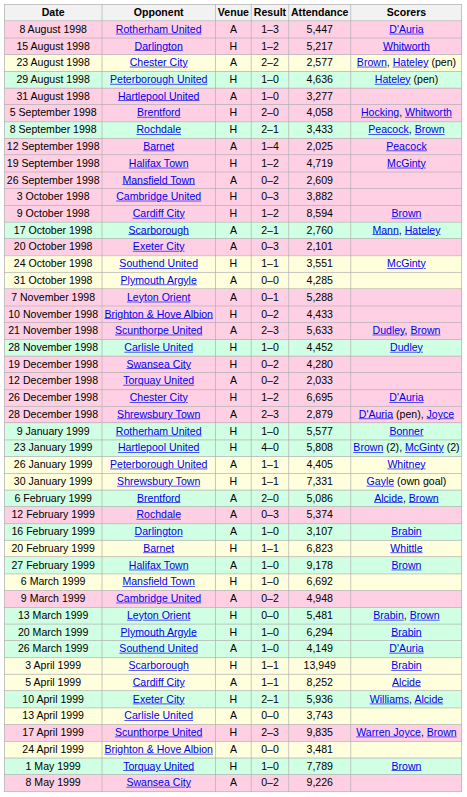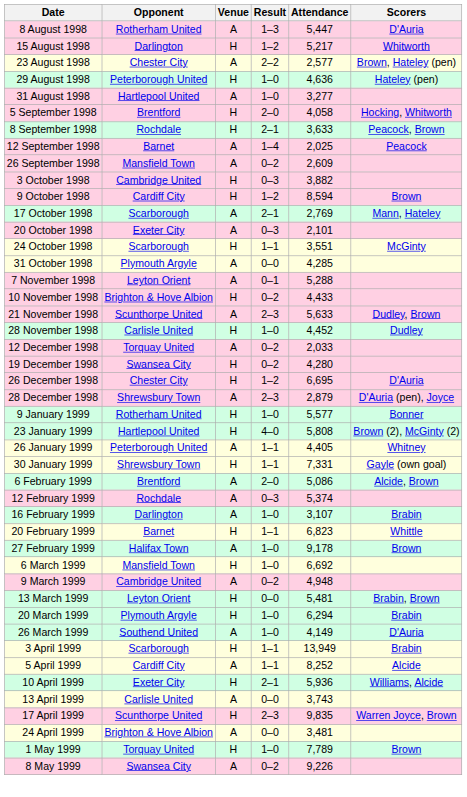(320, 130) 3,433 -> (320, 130) 3,633
- row: (53, 163)
(320, 230) 2,760 -> (320, 213) 2,769
(159, 264) Southend United -> (159, 247) Scarborough
rows swapped: (53, 381) <-> (53, 364)
